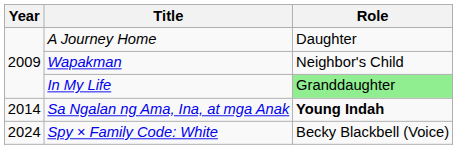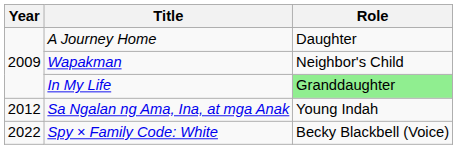(24, 109) 2014 -> (24, 109) 2012
(340, 109) bold -> (337, 109) normal
(24, 132) 2024 -> (24, 132) 2022
